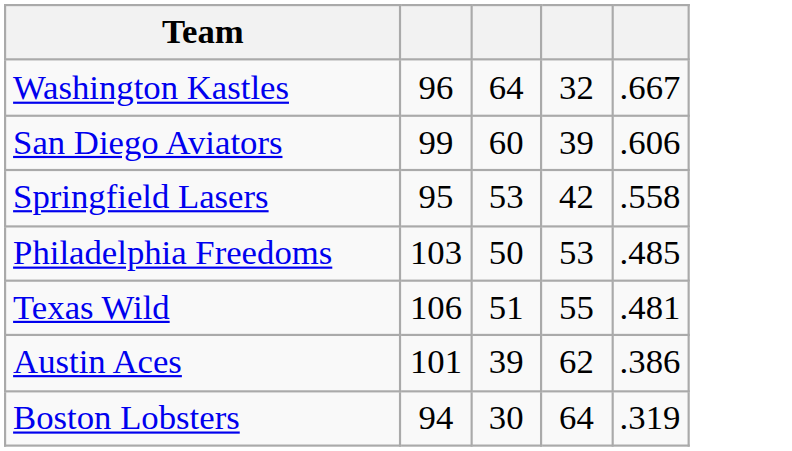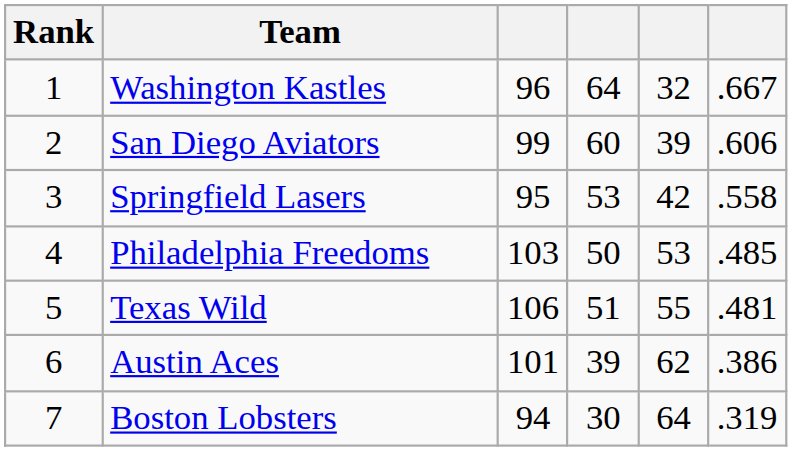+ column: (54, 32)
